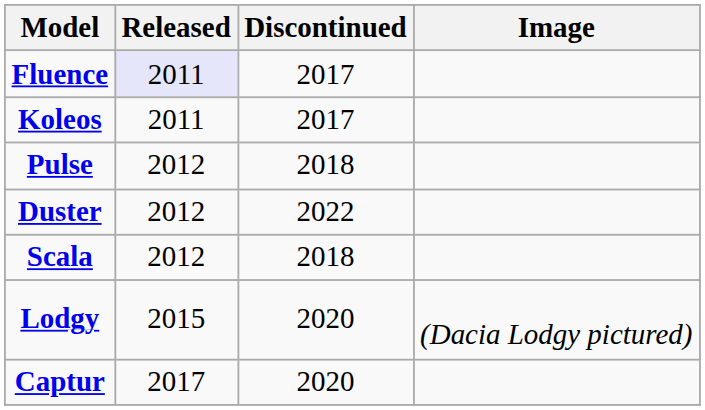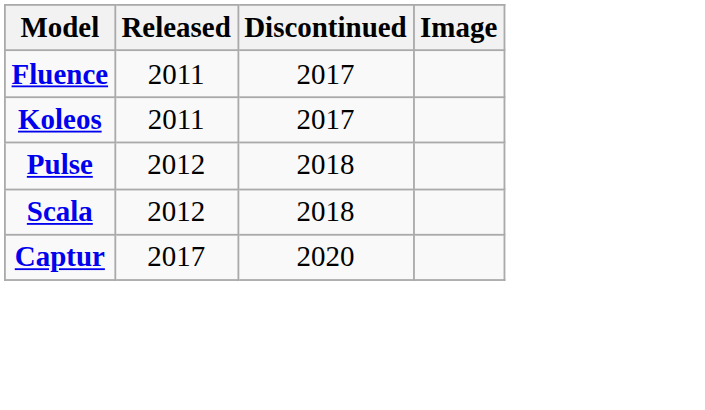(176, 73) lavender background -> (176, 73) no background
- row: (60, 211)
- row: (60, 319)
